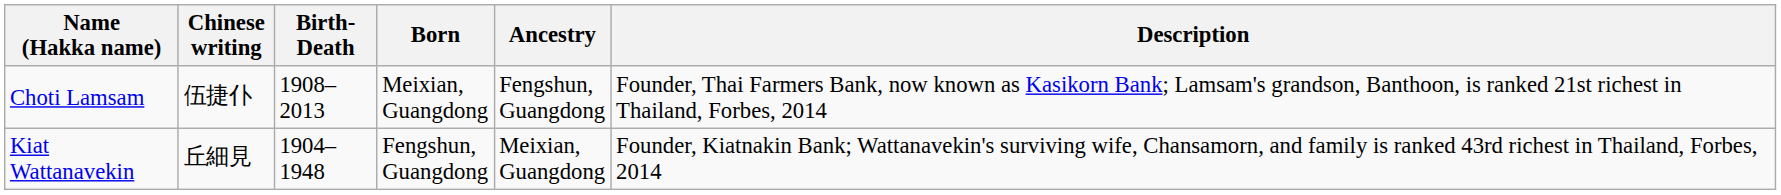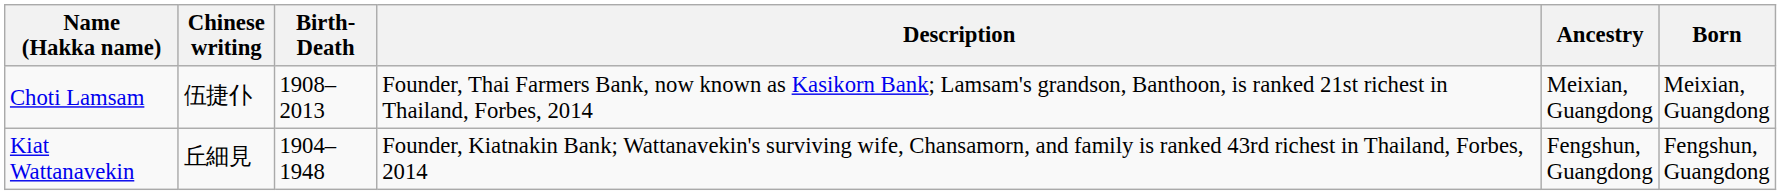columns swapped: (435, 35) <-> (1193, 35)
(552, 96) Fengshun, Guangdong -> (1600, 96) Meixian, Guangdong
(552, 158) Meixian, Guangdong -> (1600, 158) Fengshun, Guangdong
